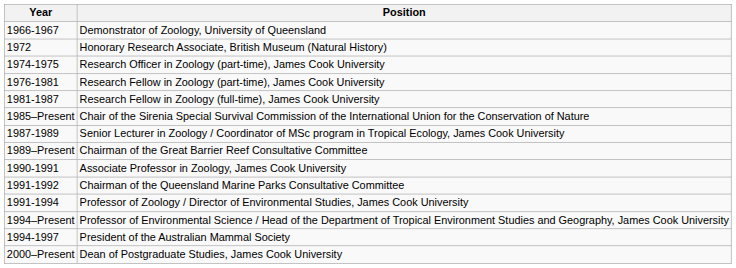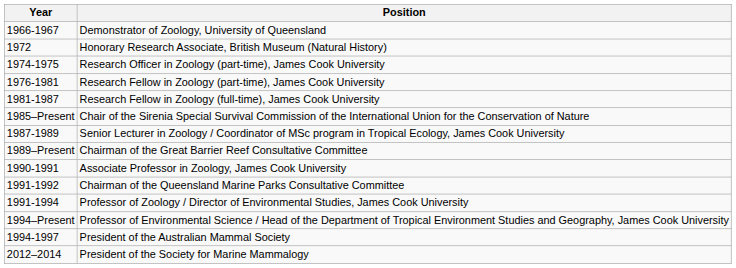- row: (211, 254)
+ row: (194, 254)
